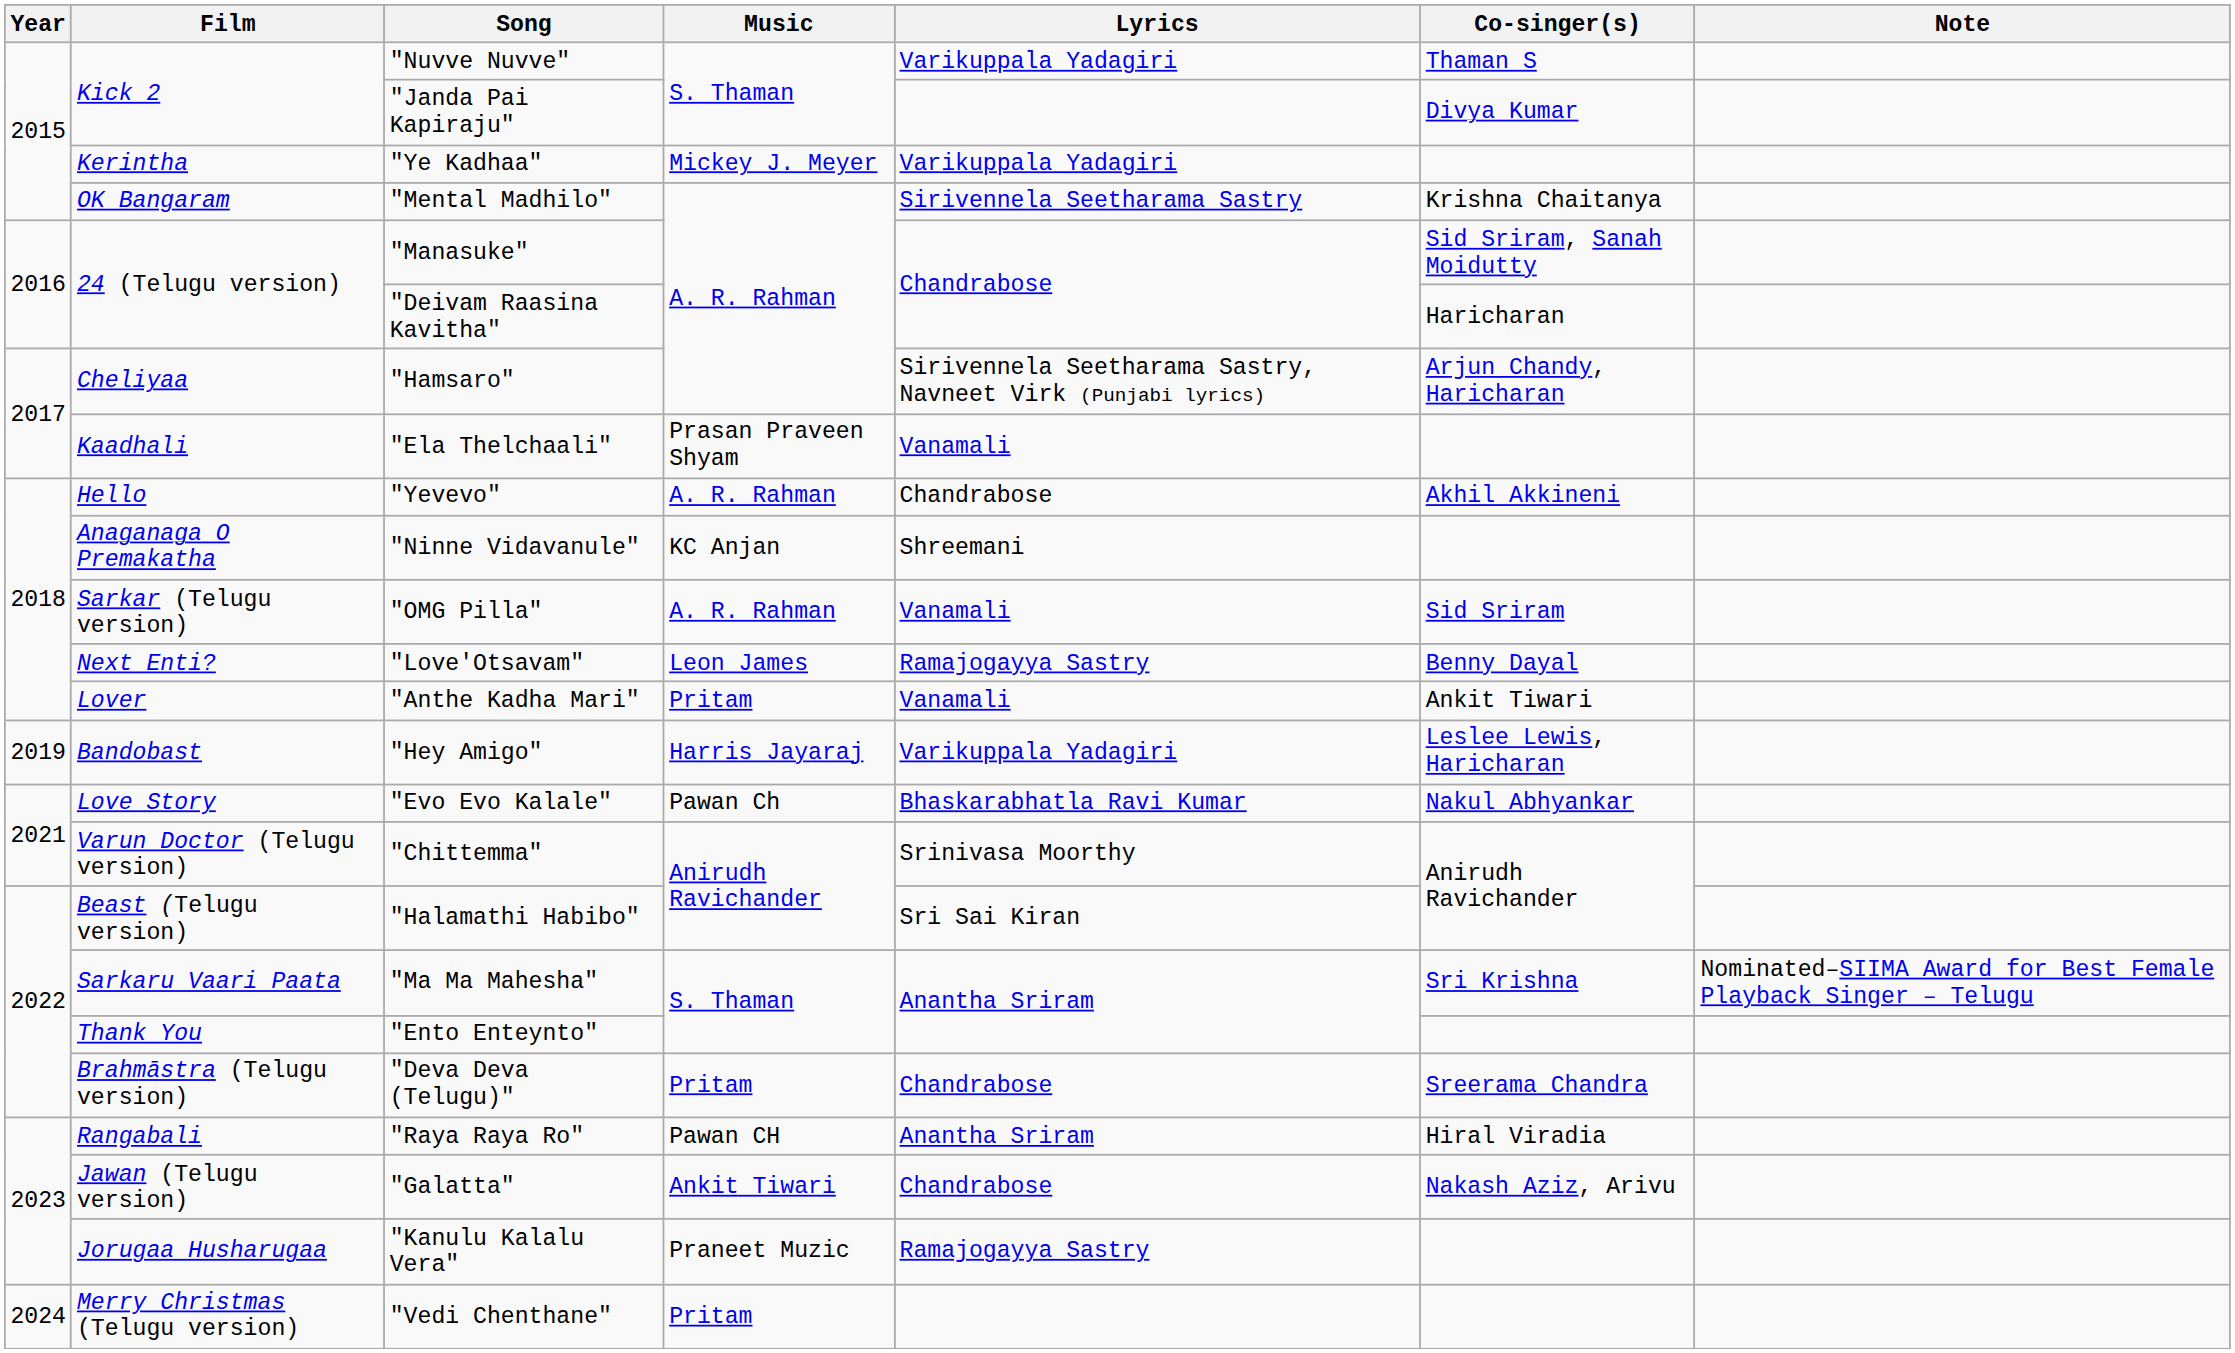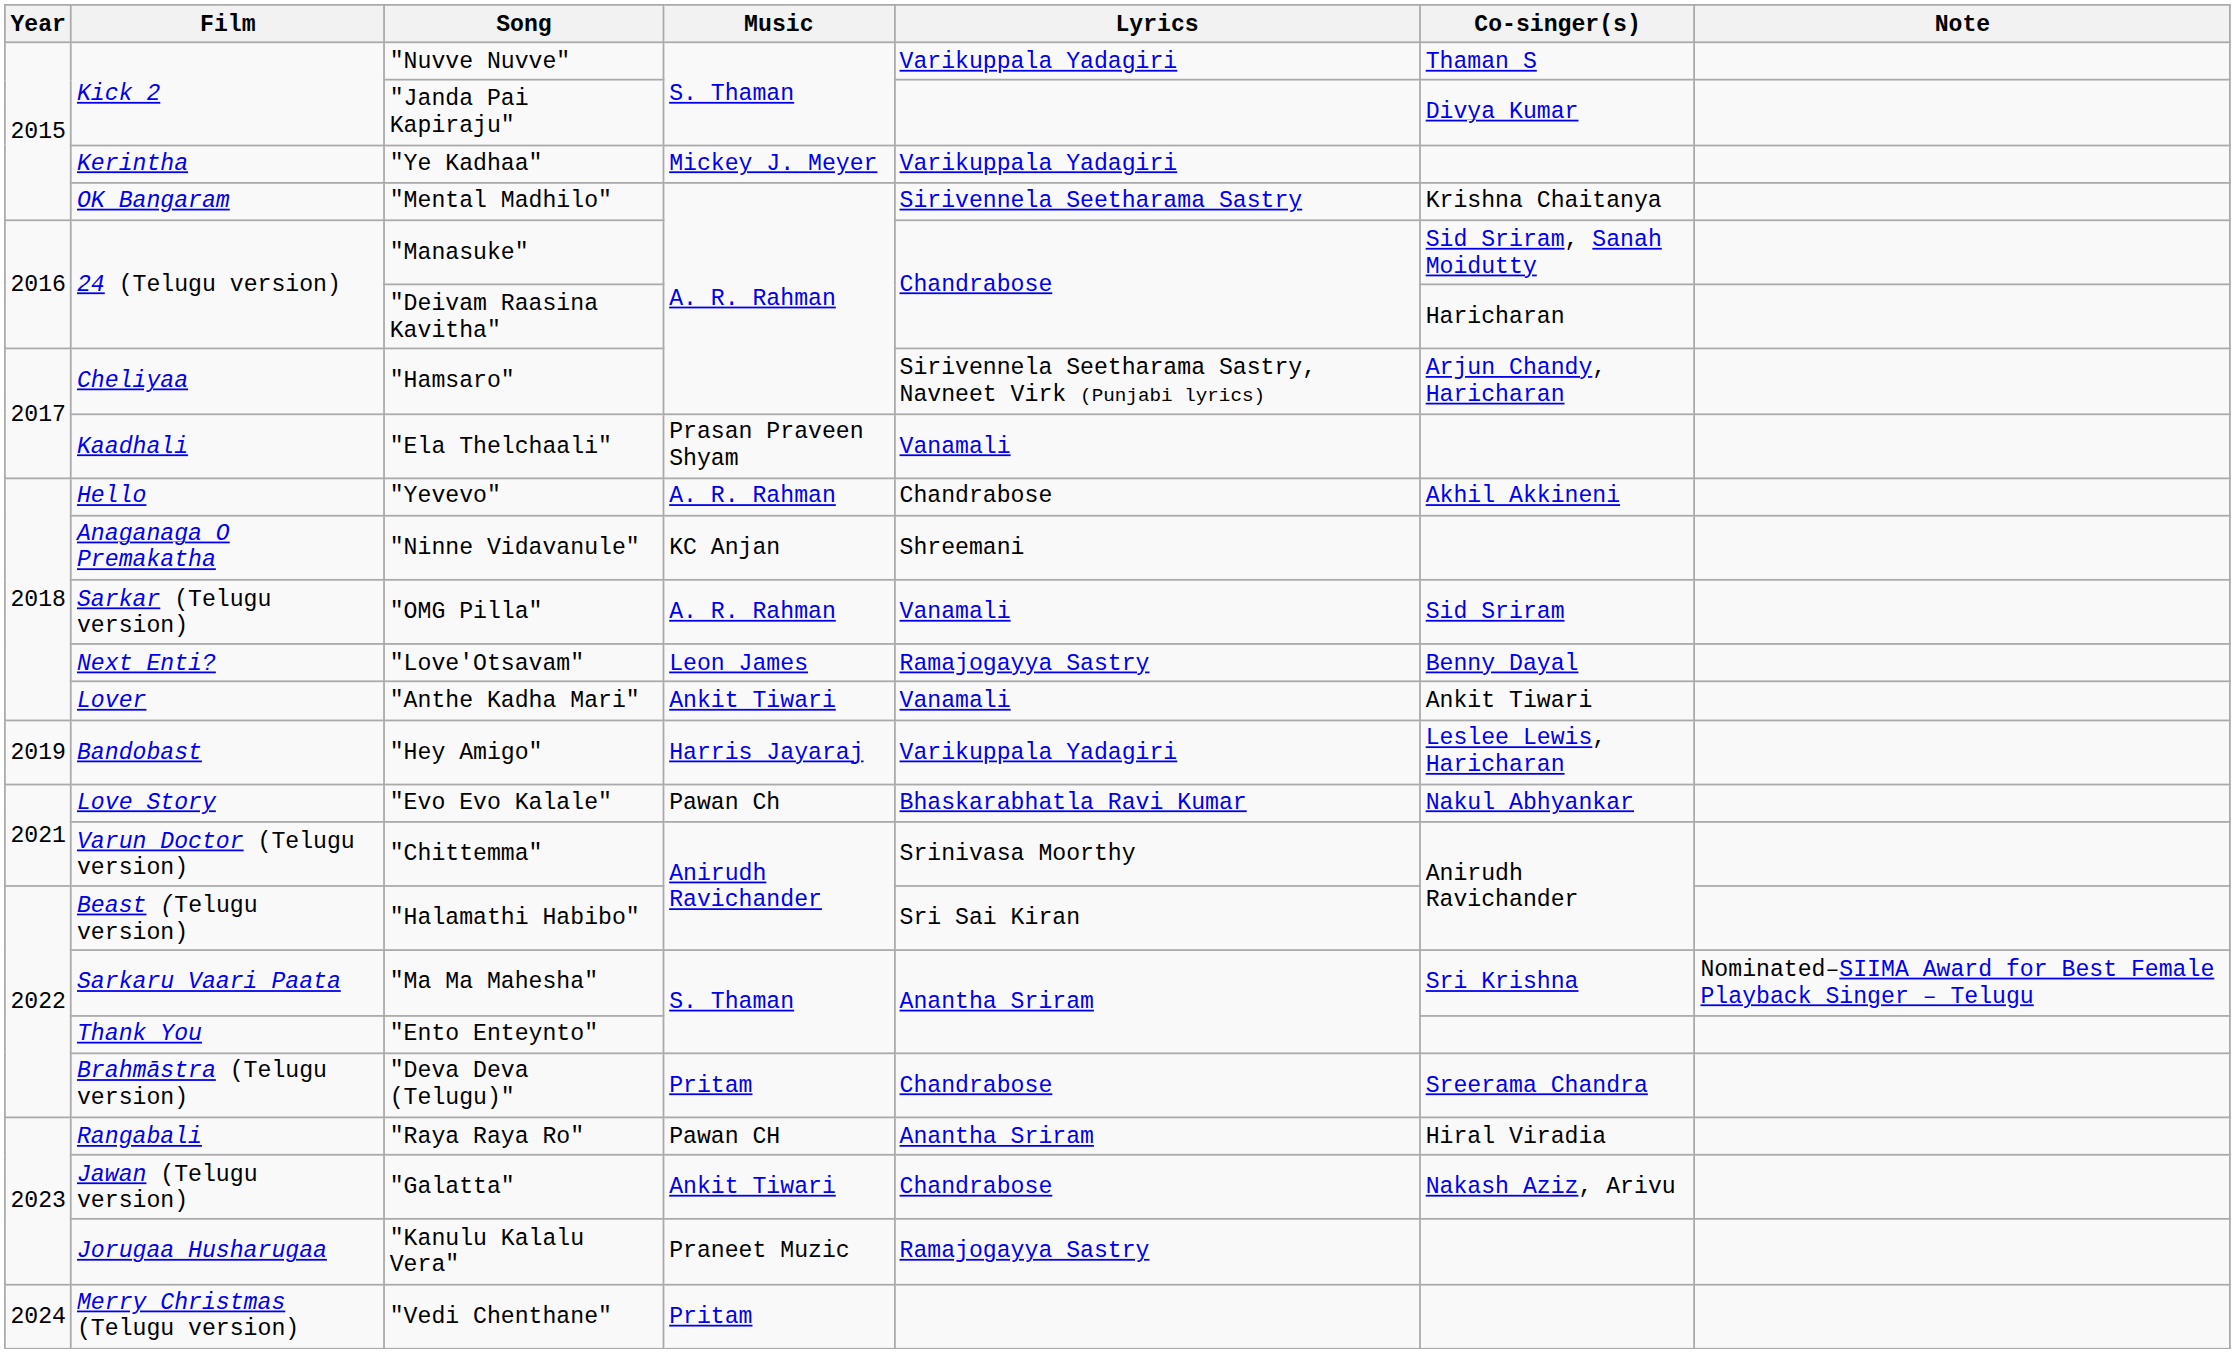(711, 701) Pritam -> (752, 701) Ankit Tiwari
